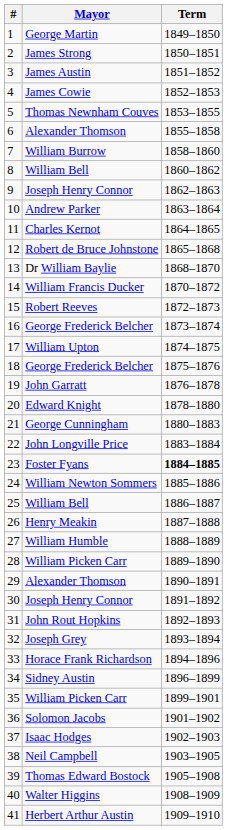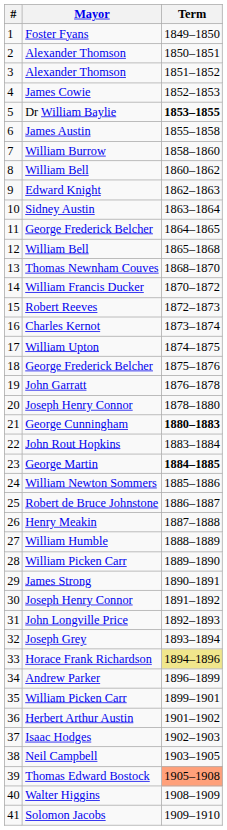(62, 33) George Martin -> (57, 33) Foster Fyans
(58, 53) James Strong -> (76, 53) Alexander Thomson
(58, 72) James Austin -> (76, 72) Alexander Thomson
(92, 111) Thomas Newnham Couves -> (71, 111) Dr William Baylie
(192, 111) normal -> (192, 111) bold
(76, 131) Alexander Thomson -> (58, 131) James Austin
(79, 190) Joseph Henry Connor -> (63, 190) Edward Knight
(63, 209) Andrew Parker -> (60, 209) Sidney Austin
(63, 229) Charles Kernot -> (89, 229) George Frederick Belcher
(92, 248) Robert de Bruce Johnstone -> (57, 248) William Bell
(71, 268) Dr William Baylie -> (92, 268) Thomas Newnham Couves
(89, 326) George Frederick Belcher -> (63, 326) Charles Kernot
(63, 405) Edward Knight -> (79, 405) Joseph Henry Connor
(192, 424) normal -> (192, 424) bold
(77, 444) John Longville Price -> (73, 444) John Rout Hopkins
(57, 463) Foster Fyans -> (62, 463) George Martin
(57, 502) William Bell -> (92, 502) Robert de Bruce Johnstone
(76, 580) Alexander Thomson -> (58, 580) James Strong
(73, 619) John Rout Hopkins -> (77, 619) John Longville Price
(192, 659) no background -> (192, 659) khaki background
(60, 678) Sidney Austin -> (63, 678) Andrew Parker
(65, 717) Solomon Jacobs -> (79, 717) Herbert Arthur Austin
(192, 776) no background -> (192, 776) lightsalmon background
(79, 815) Herbert Arthur Austin -> (65, 815) Solomon Jacobs
